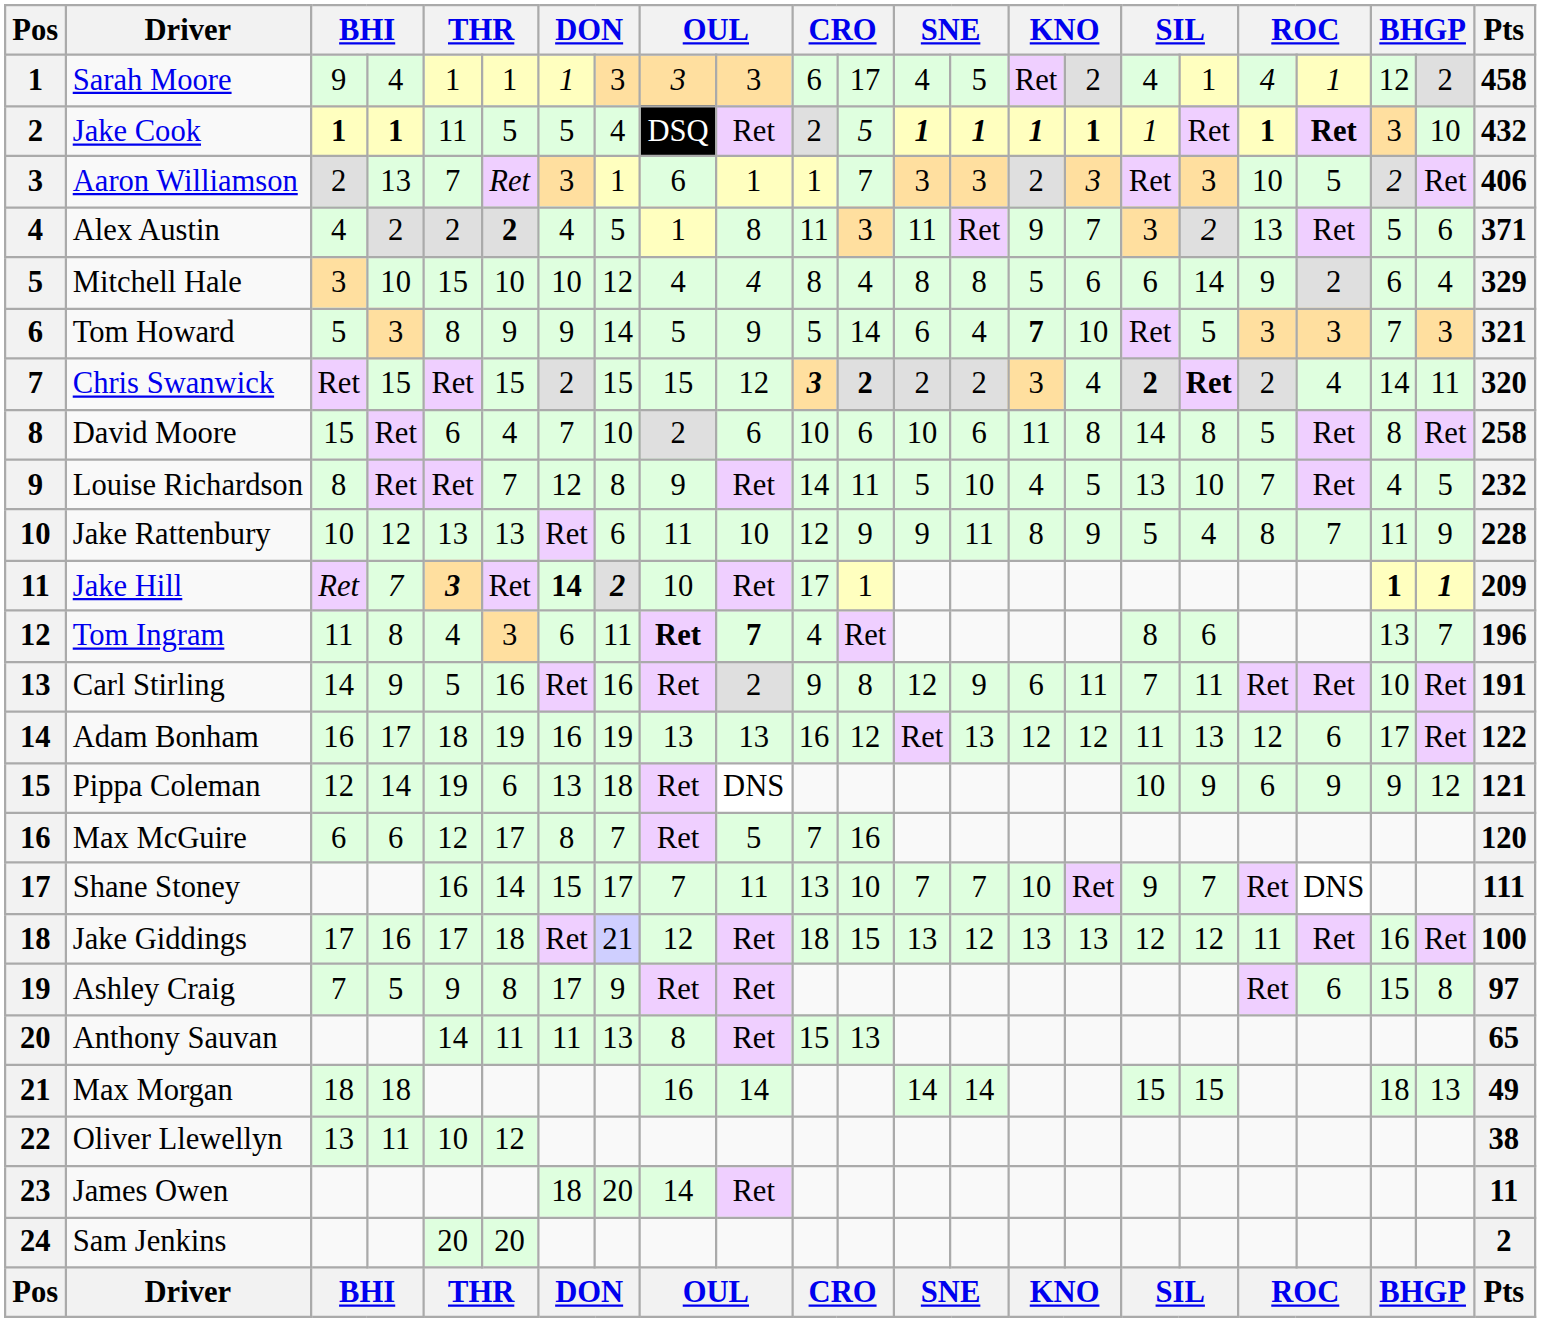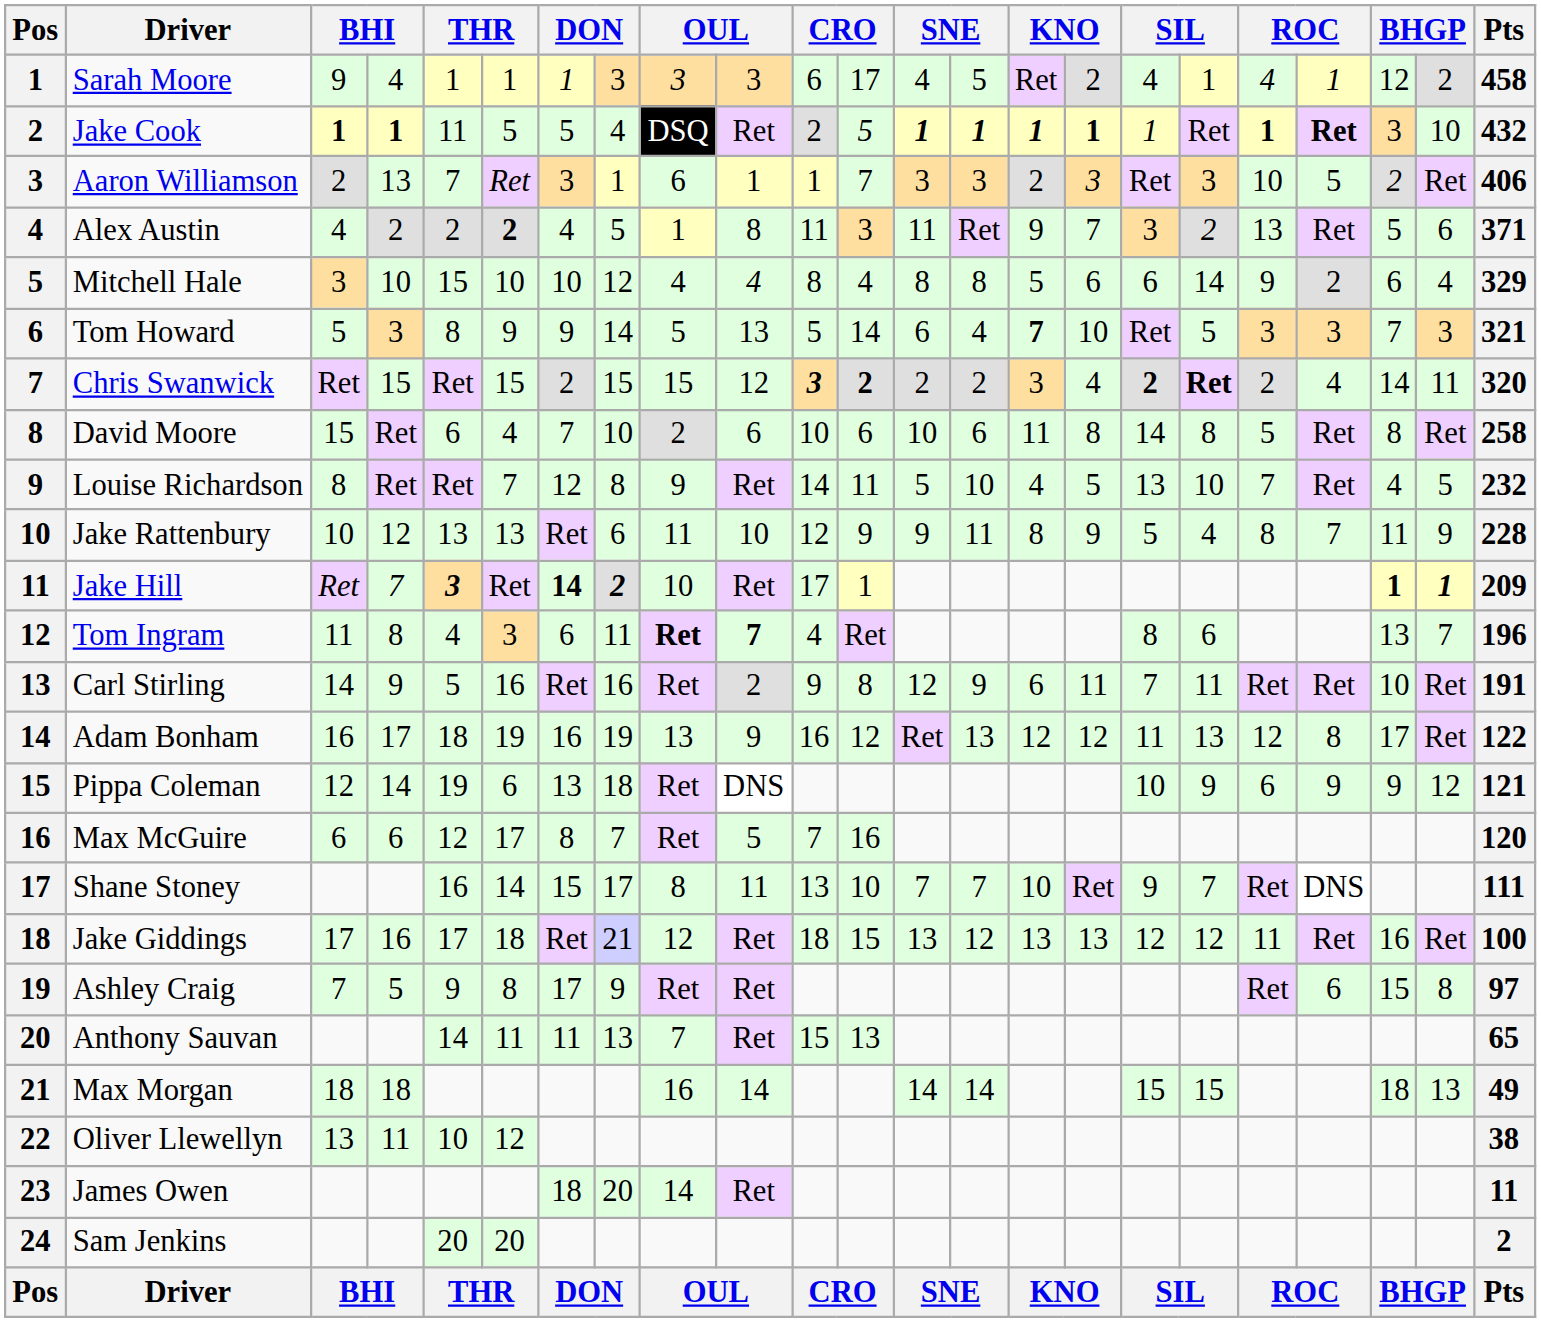(754, 332) 9 -> (754, 332) 13
(754, 736) 13 -> (754, 736) 9
(1334, 736) 6 -> (1334, 736) 8
(678, 887) 7 -> (678, 887) 8
(678, 1039) 8 -> (678, 1039) 7
